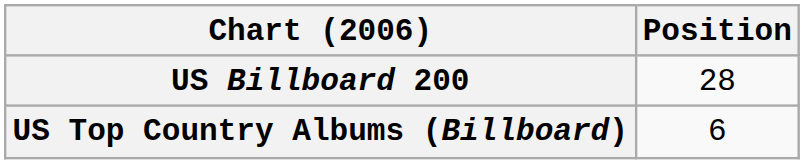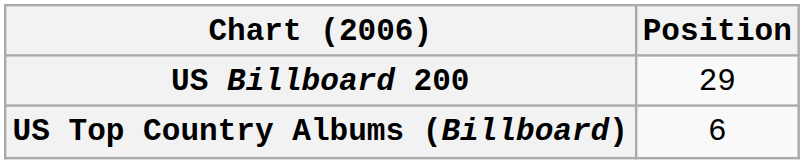(717, 81) 28 -> (717, 81) 29
